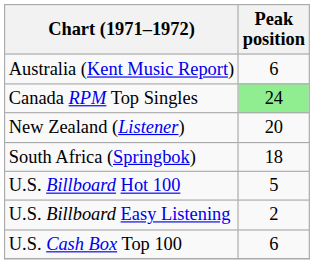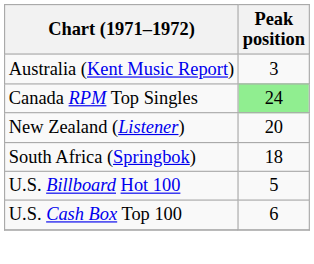(274, 68) 6 -> (274, 68) 3
- row: (120, 214)
